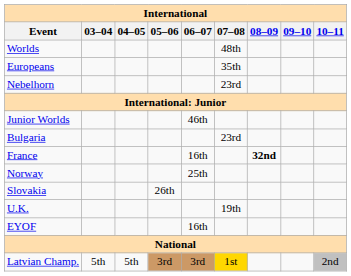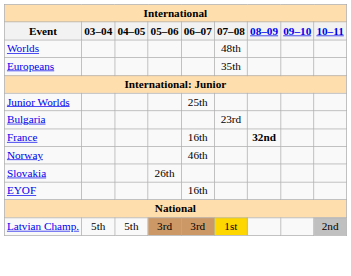- row: (31, 84)
(198, 119) 46th -> (198, 102) 25th
(198, 173) 25th -> (198, 155) 46th
- row: (18, 208)
